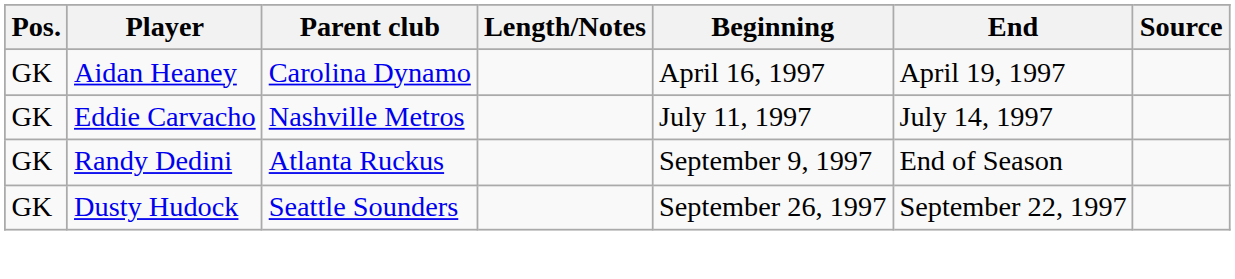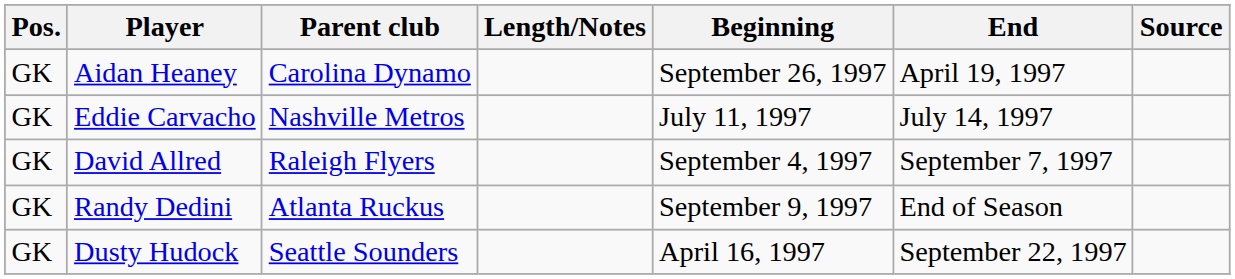(742, 71) April 16, 1997 -> (773, 71) September 26, 1997
+ row: (148, 161)
(773, 206) September 26, 1997 -> (742, 251) April 16, 1997
